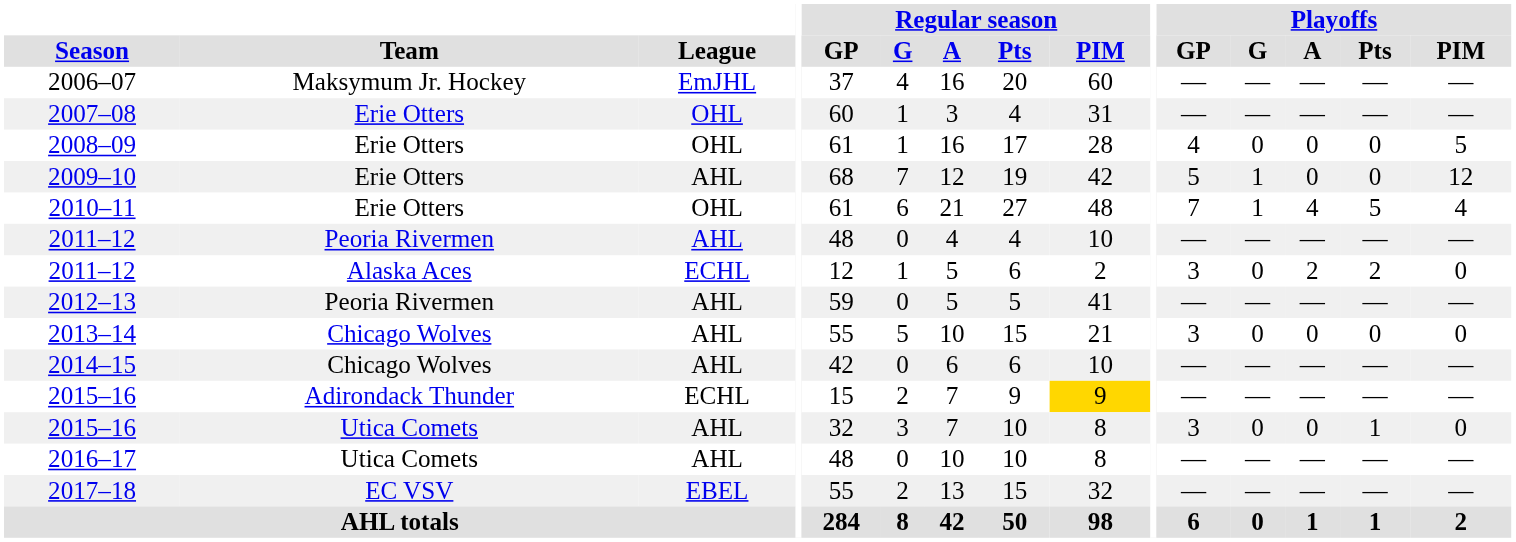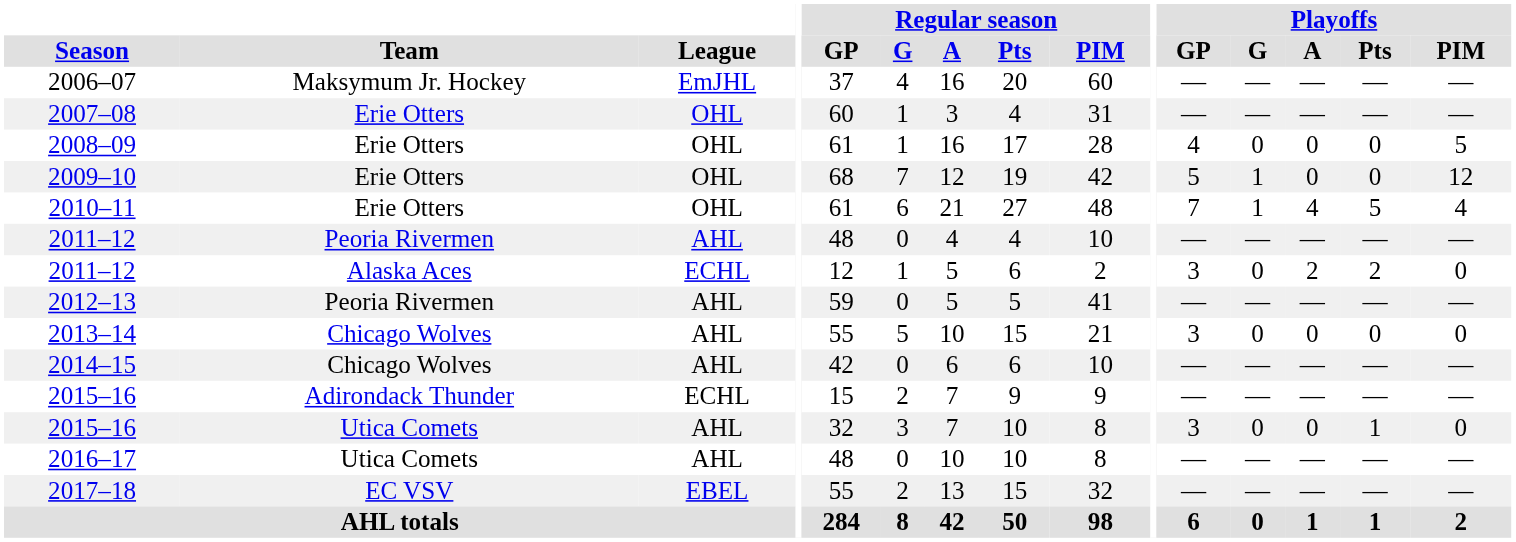(717, 176) AHL -> (717, 176) OHL
(1100, 396) gold background -> (1100, 396) no background
